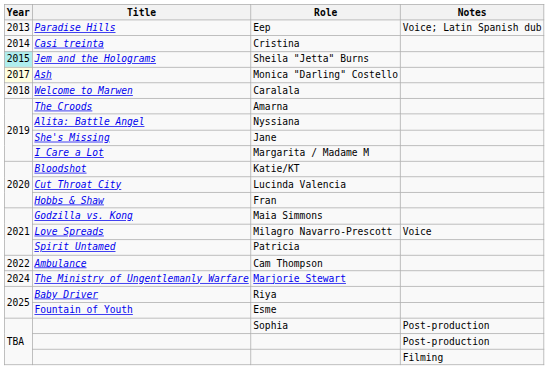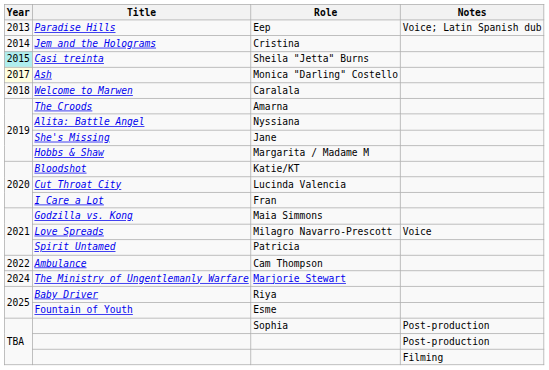(69, 44) Casi treinta -> (95, 44) Jem and the Holograms
(95, 59) Jem and the Holograms -> (69, 59) Casi treinta
(69, 153) I Care a Lot -> (69, 153) Hobbs & Shaw
(69, 200) Hobbs & Shaw -> (69, 200) I Care a Lot
